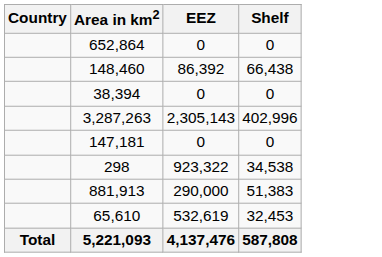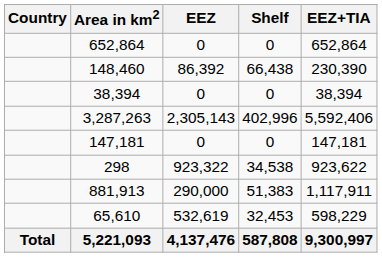+ column: (339, 18)
